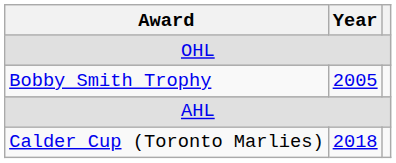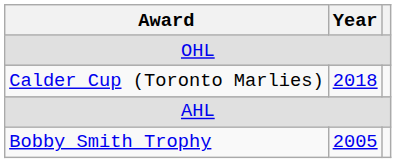rows swapped: (110, 81) <-> (166, 142)
